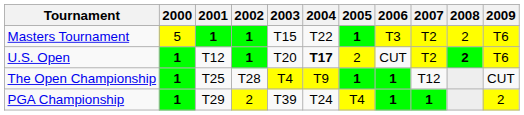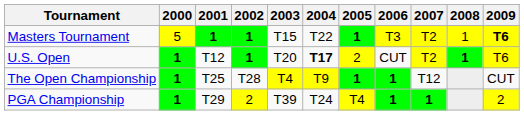(465, 36) 2 -> (465, 36) 1
(501, 36) normal -> (501, 36) bold
(465, 58) 2 -> (465, 58) 1
